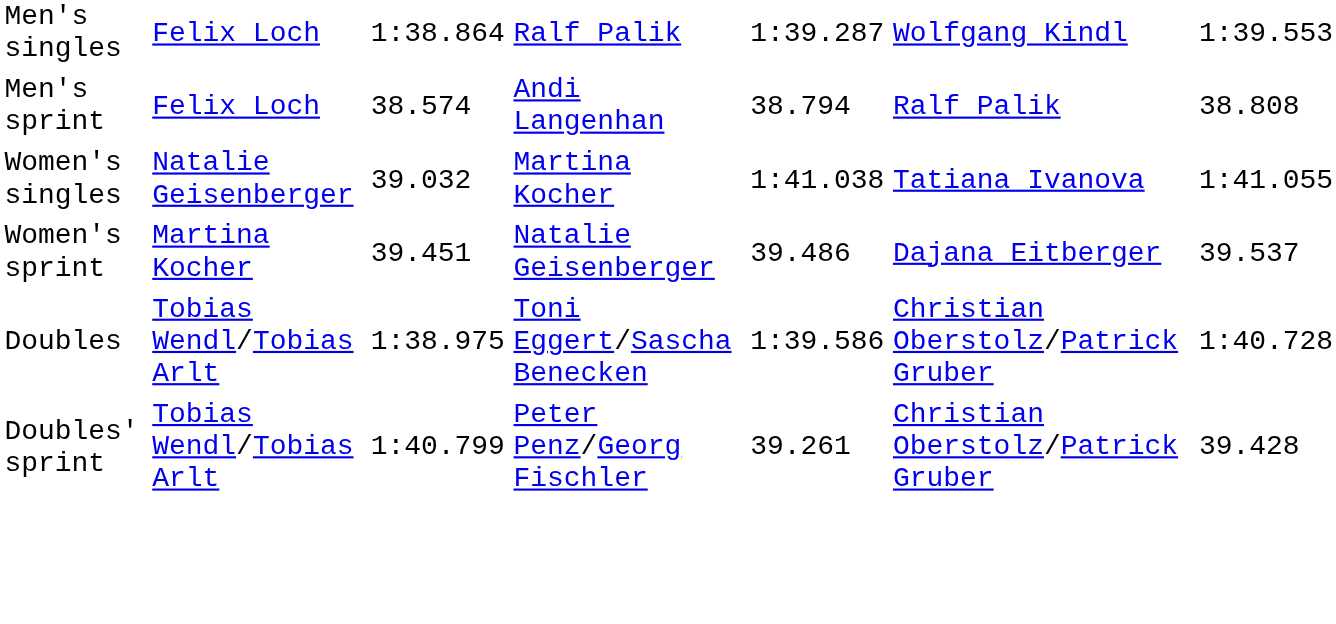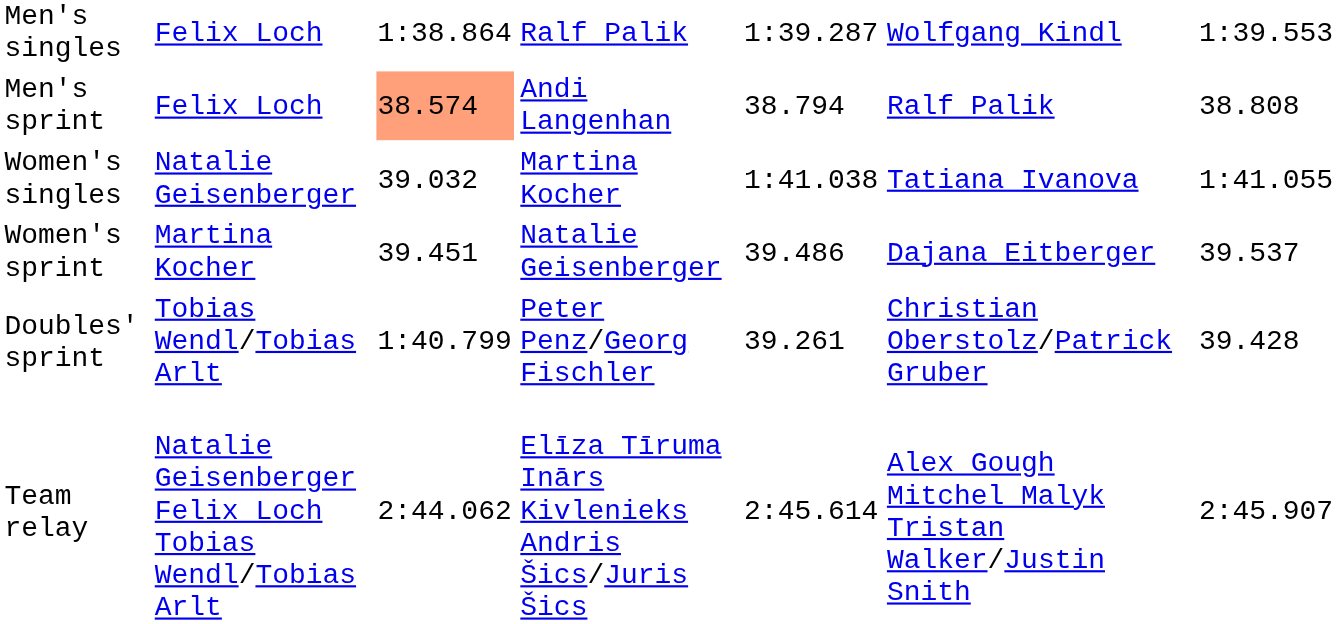(421, 106) no background -> (428, 106) lightsalmon background
- row: (63, 341)
+ row: (46, 511)
